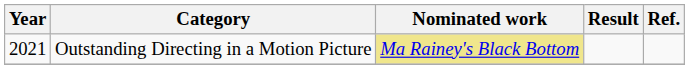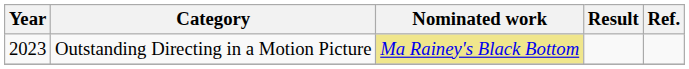(28, 49) 2021 -> (28, 49) 2023
